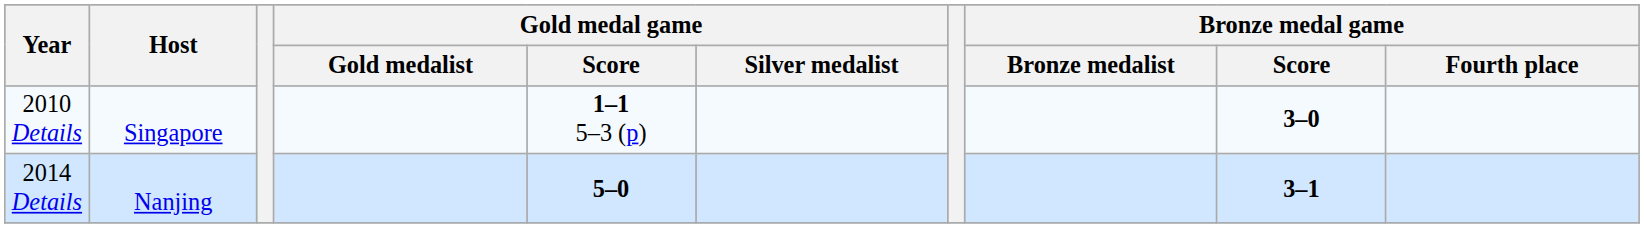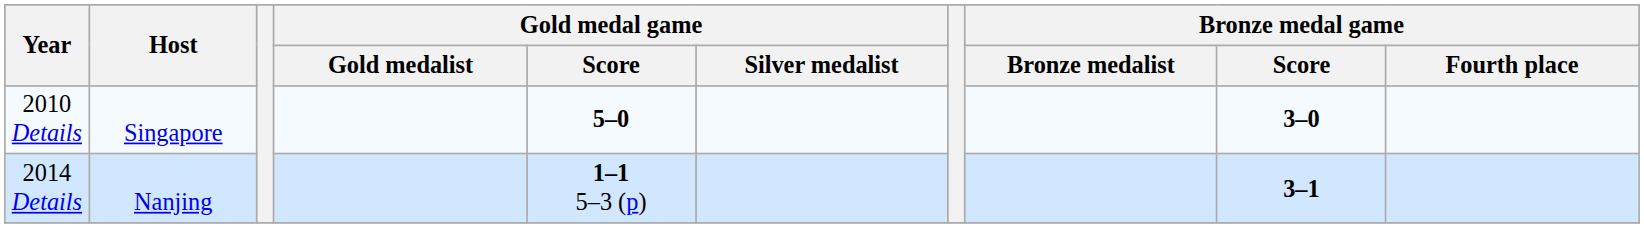(611, 119) 1–1 5–3 (p) -> (611, 119) 5–0
(611, 188) 5–0 -> (611, 188) 1–1 5–3 (p)
